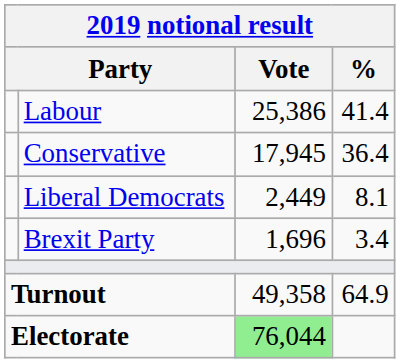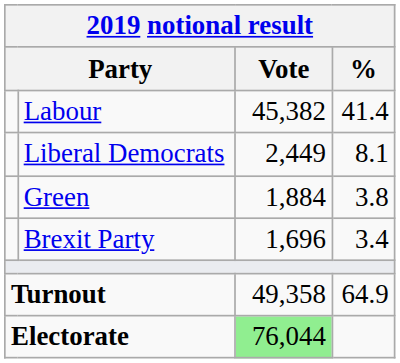(289, 111) 25,386 -> (289, 111) 45,382
- row: (95, 153)
+ row: (57, 196)
